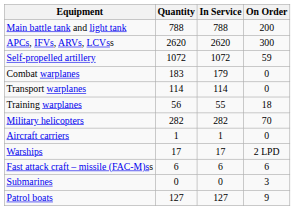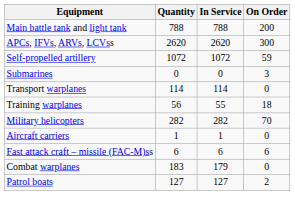rows swapped: (43, 74) <-> (30, 182)
- row: (25, 151)
(267, 197) 9 -> (267, 182) 2
